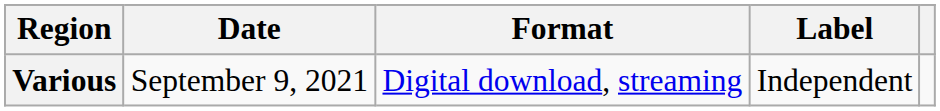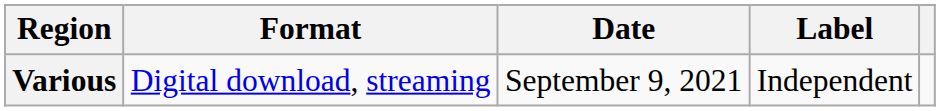columns swapped: (249, 29) <-> (562, 29)
